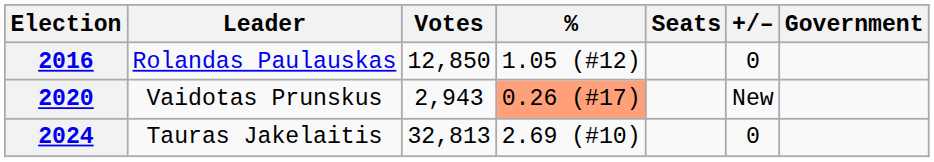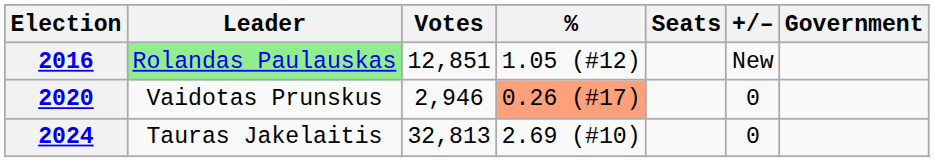(264, 61) no background -> (264, 61) lightgreen background
(449, 61) 12,850 -> (449, 61) 12,851
(753, 61) 0 -> (753, 61) New
(449, 99) 2,943 -> (449, 99) 2,946
(753, 99) New -> (753, 99) 0
